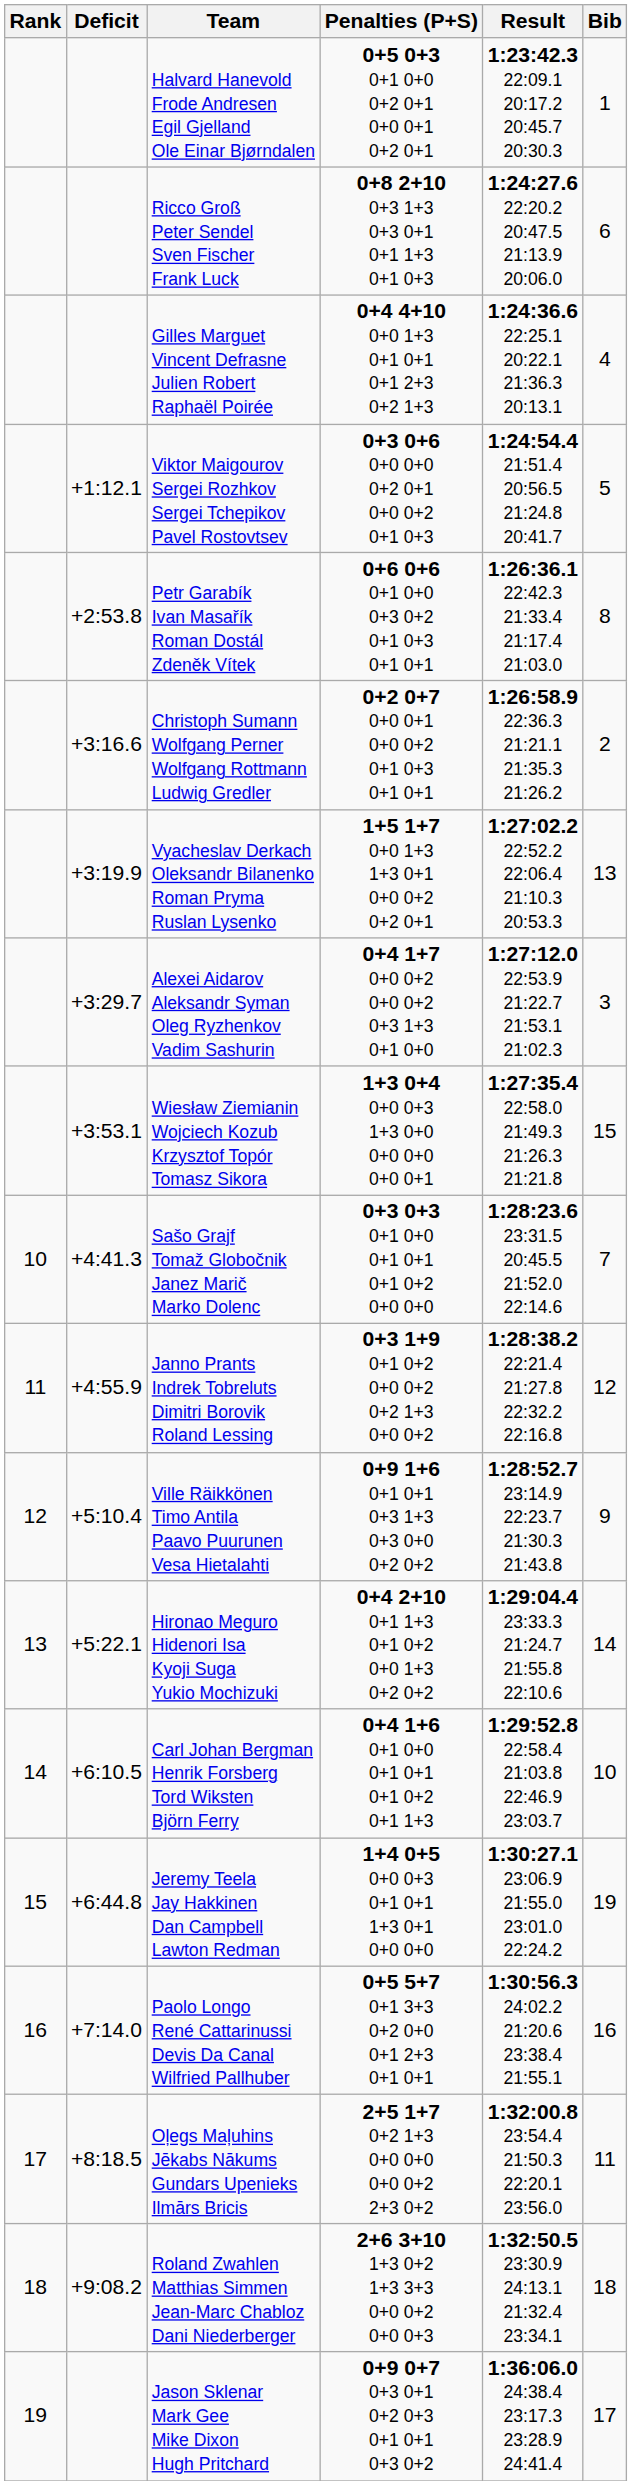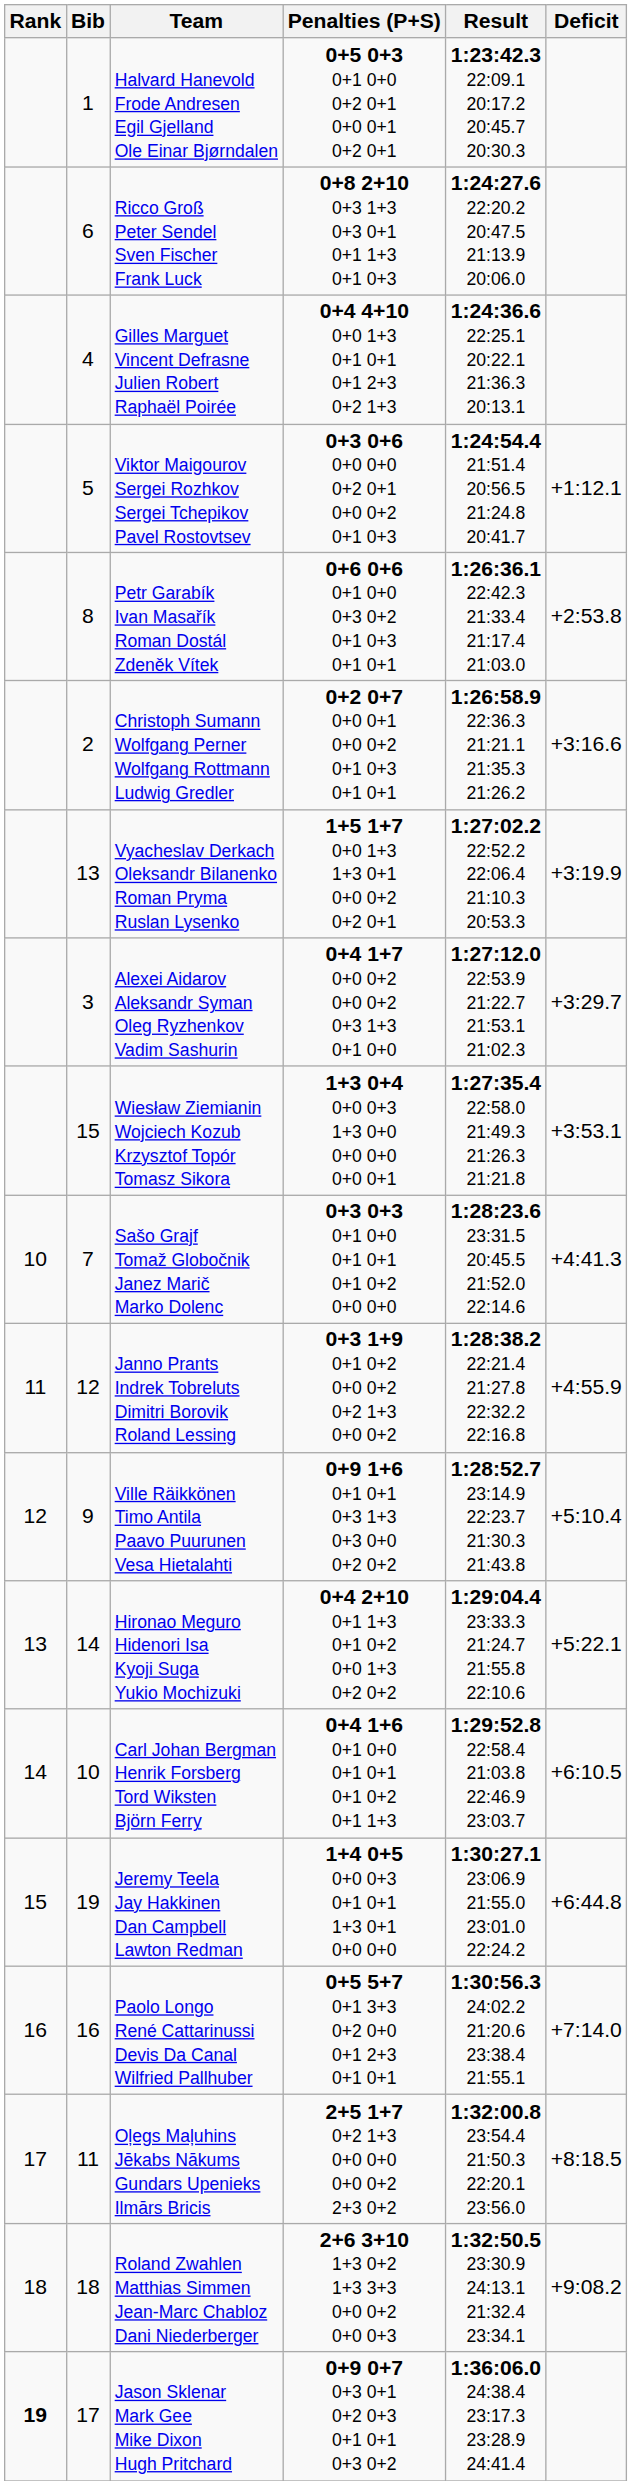columns swapped: (605, 21) <-> (106, 21)
(35, 2415) normal -> (35, 2415) bold
